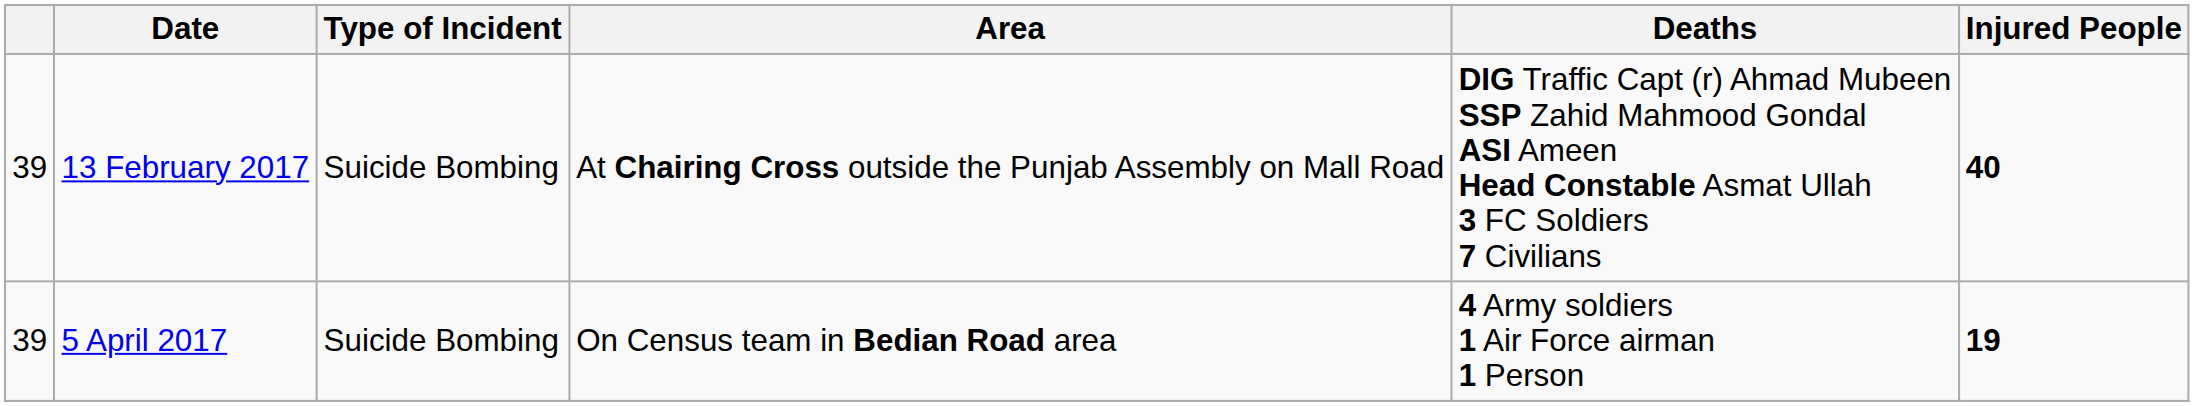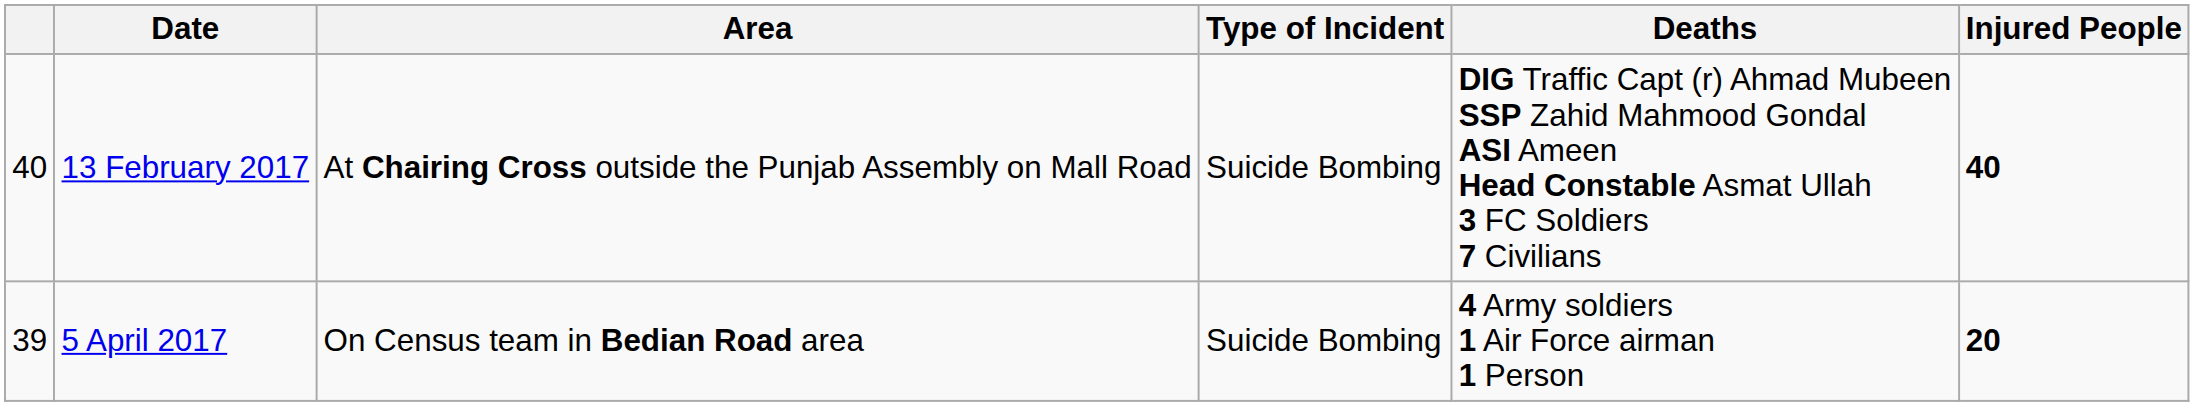columns swapped: (1010, 29) <-> (443, 29)
(30, 167) 39 -> (30, 167) 40
(1983, 340) 19 -> (1983, 340) 20
